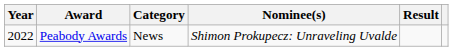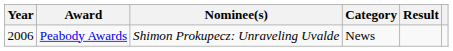columns swapped: (159, 14) <-> (294, 14)
(21, 35) 2022 -> (21, 35) 2006
